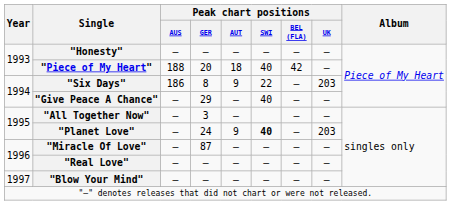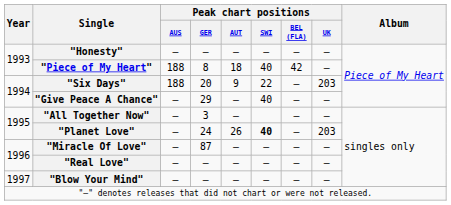(206, 68) 20 -> (206, 68) 8
(176, 83) 186 -> (176, 83) 188
(206, 83) 8 -> (206, 83) 20
(236, 131) 9 -> (236, 131) 26
